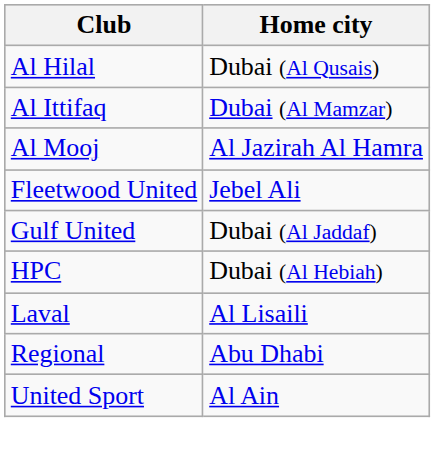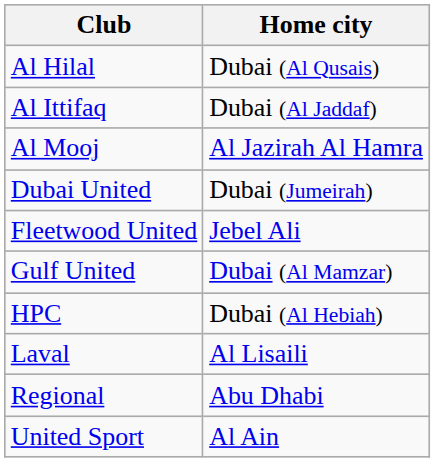(301, 107) Dubai (Al Mamzar) -> (293, 107) Dubai (Al Jaddaf)
+ row: (81, 189)
(293, 230) Dubai (Al Jaddaf) -> (301, 271) Dubai (Al Mamzar)
